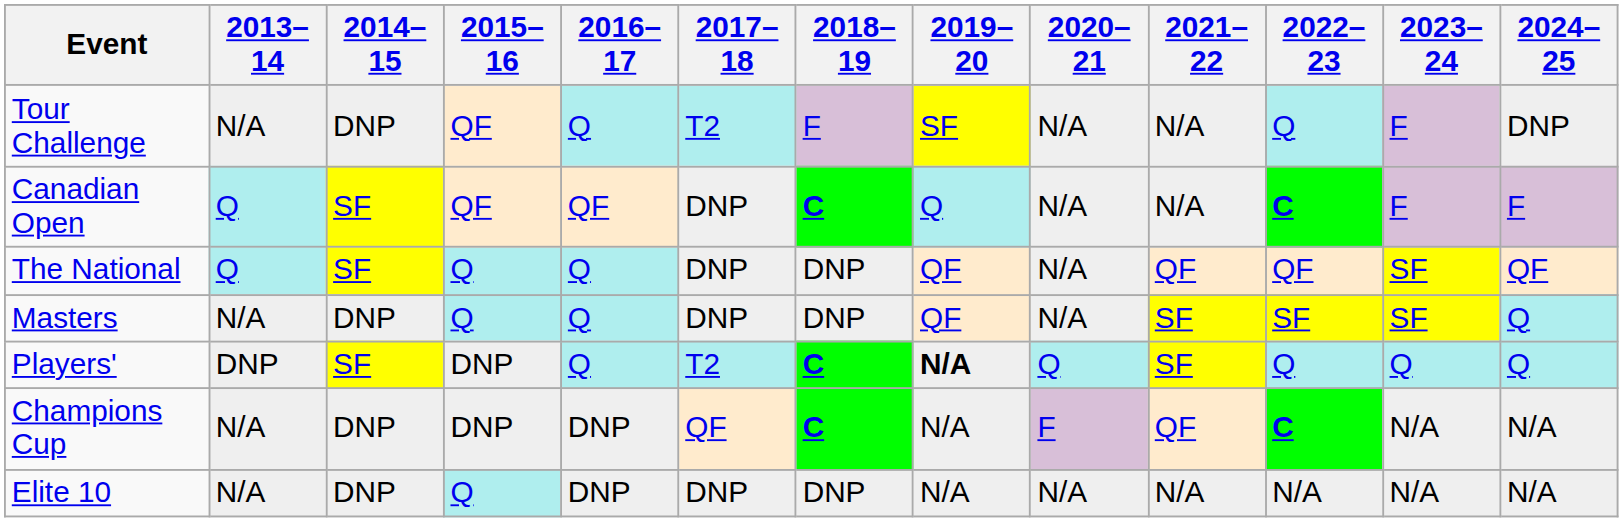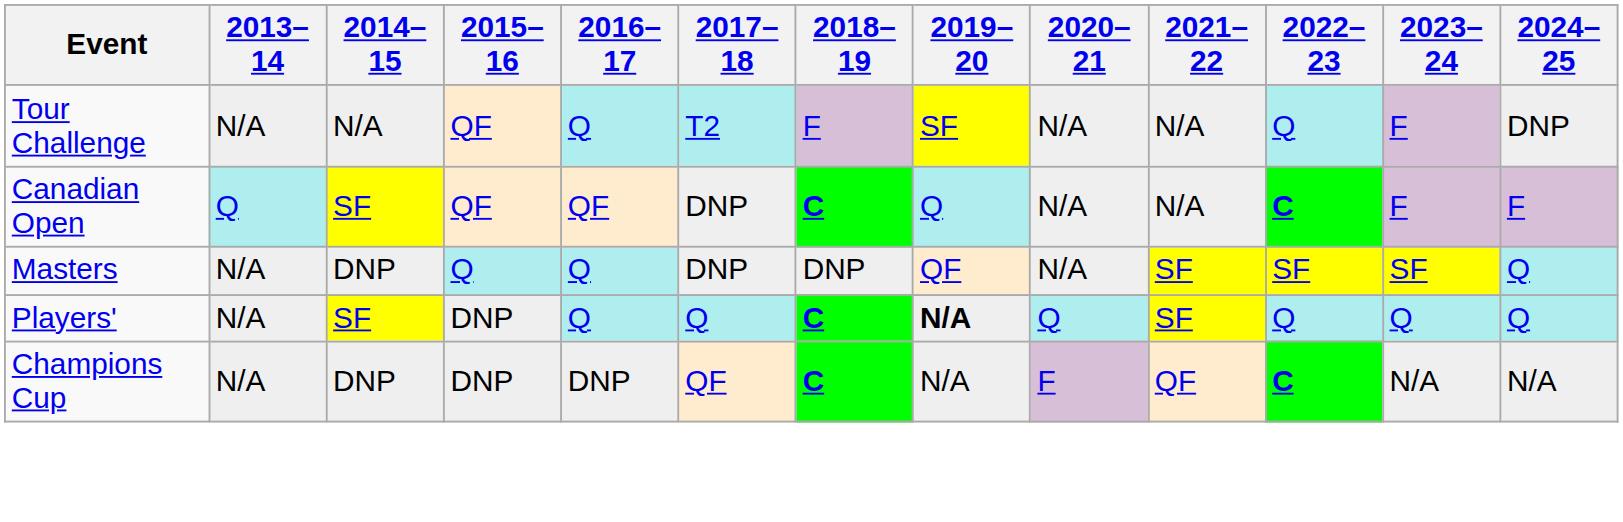(365, 125) DNP -> (358, 125) N/A
- row: (96, 270)
(247, 364) DNP -> (241, 317) N/A
(703, 364) T2 -> (697, 317) Q
- row: (61, 492)
